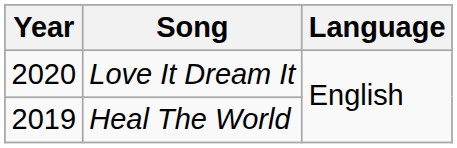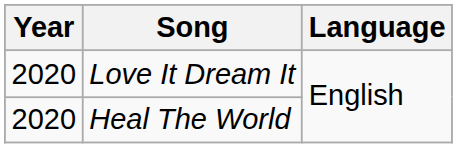(44, 119) 2019 -> (44, 119) 2020
